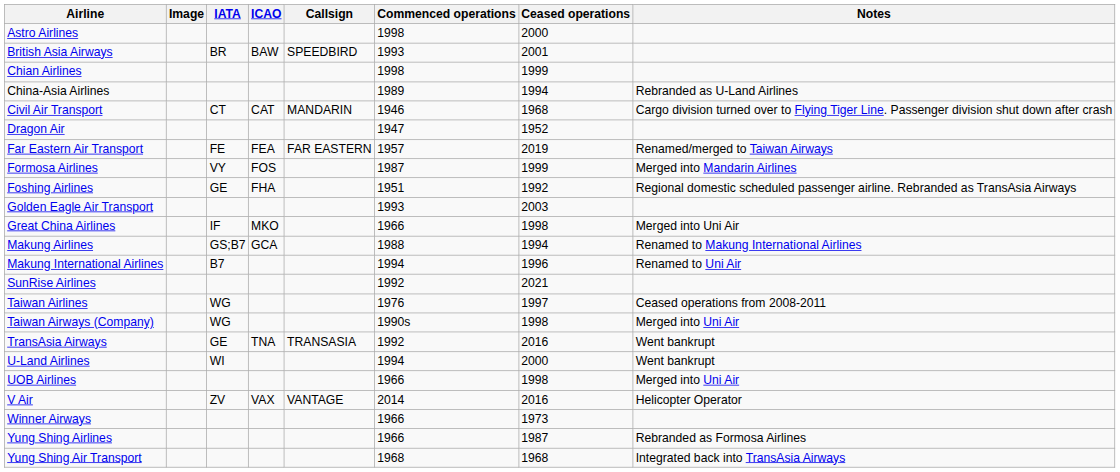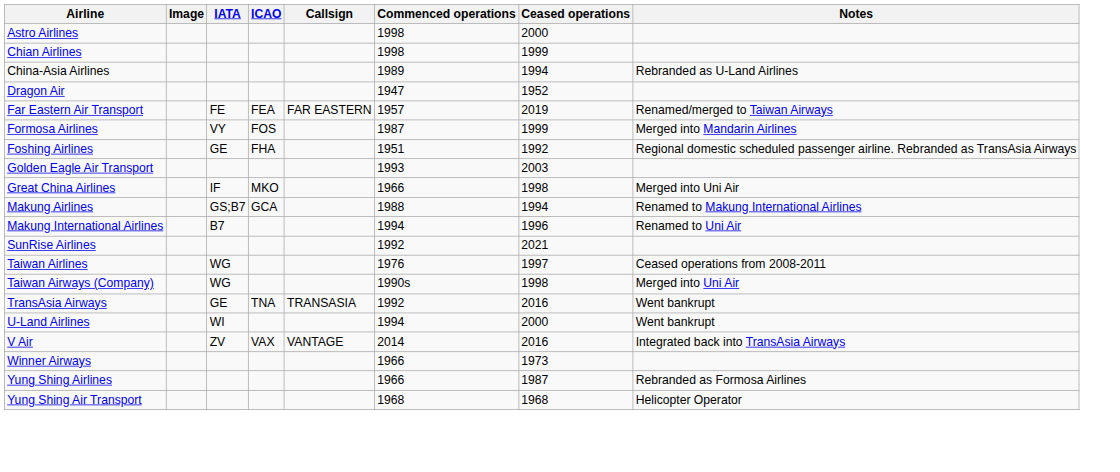- row: (60, 52)
- row: (55, 110)
- row: (42, 380)
(689, 399) Helicopter Operator -> (740, 341) Integrated back into TransAsia Airways
(740, 457) Integrated back into TransAsia Airways -> (689, 399) Helicopter Operator
